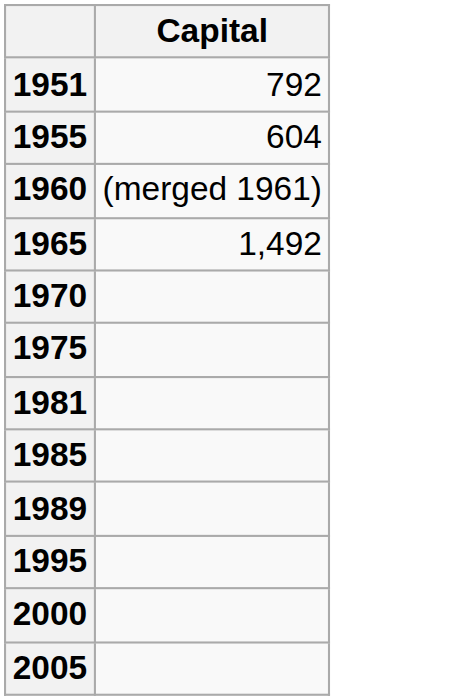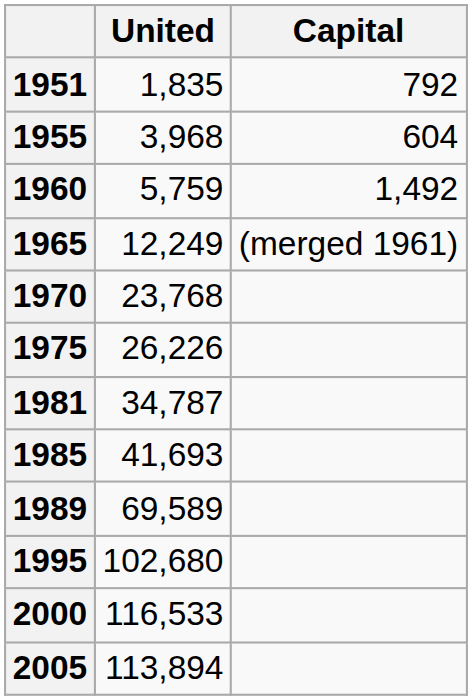+ column: (163, 31)
(212, 190) (merged 1961) -> (416, 190) 1,492
(280, 243) 1,492 -> (349, 243) (merged 1961)
